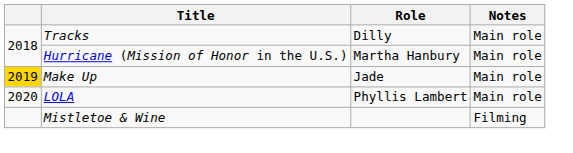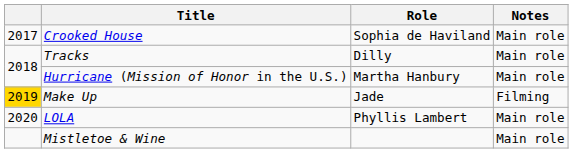+ row: (93, 35)
(508, 76) Main role -> (523, 97) Filming
(500, 118) Filming -> (530, 138) Main role
